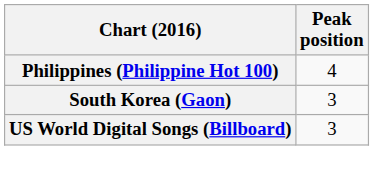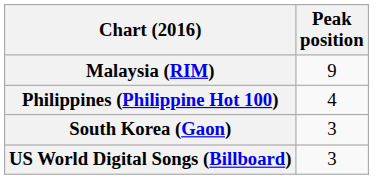+ row: (150, 70)
